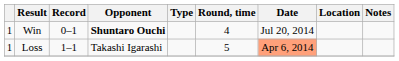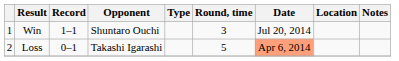(69, 30) 0–1 -> (69, 30) 1–1
(128, 30) bold -> (125, 30) normal
(227, 30) 4 -> (224, 30) 3
(10, 47) 1 -> (10, 47) 2
(69, 47) 1–1 -> (69, 47) 0–1
